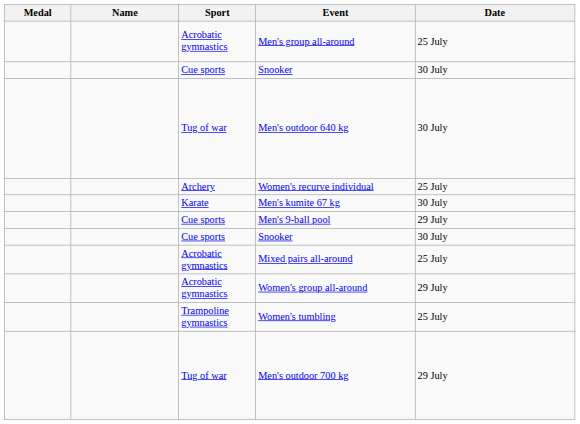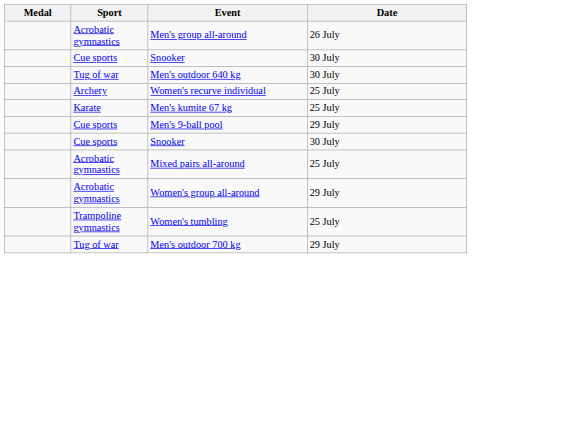- column: (125, 12)
(433, 41) 25 July -> (325, 35) 26 July
(433, 203) 30 July -> (325, 108) 25 July
